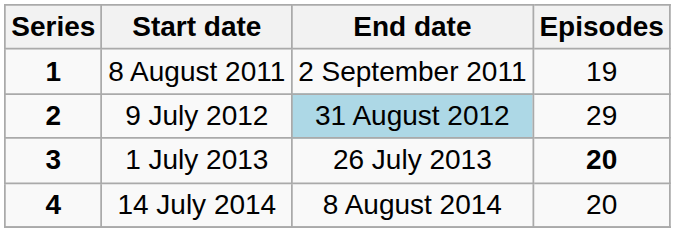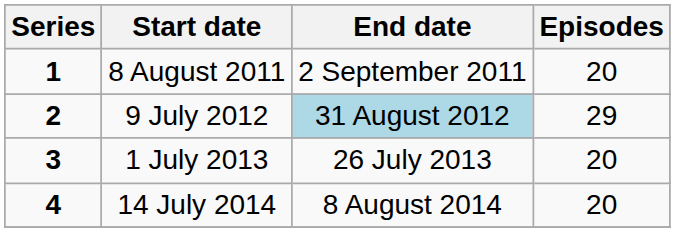(602, 71) 19 -> (602, 71) 20
(602, 159) bold -> (602, 159) normal
